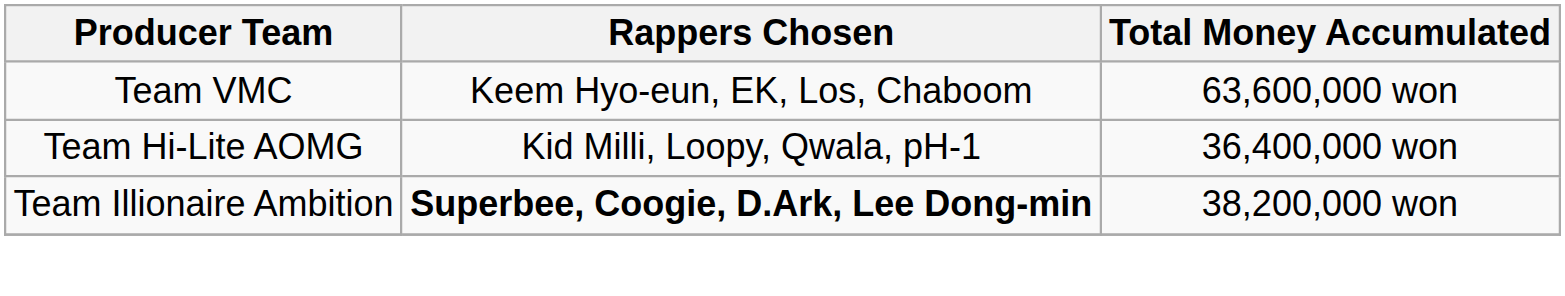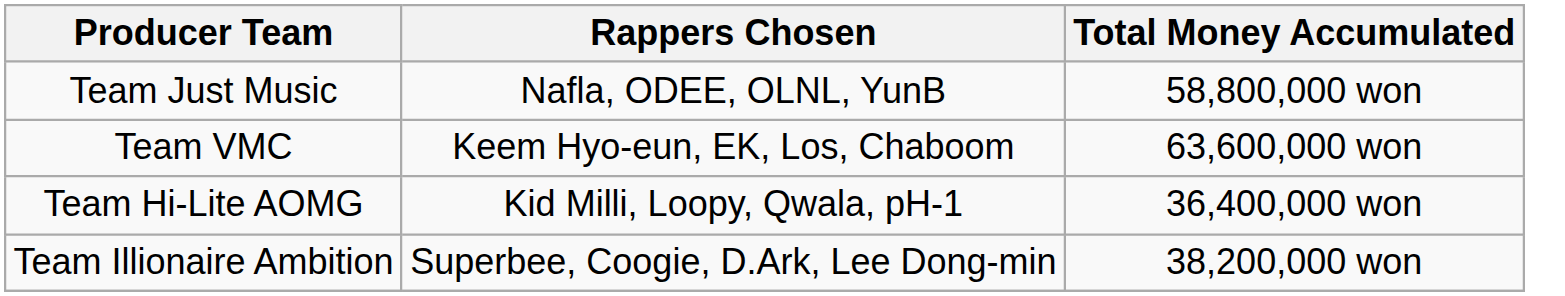+ row: (203, 90)
(751, 204) bold -> (733, 261) normal
